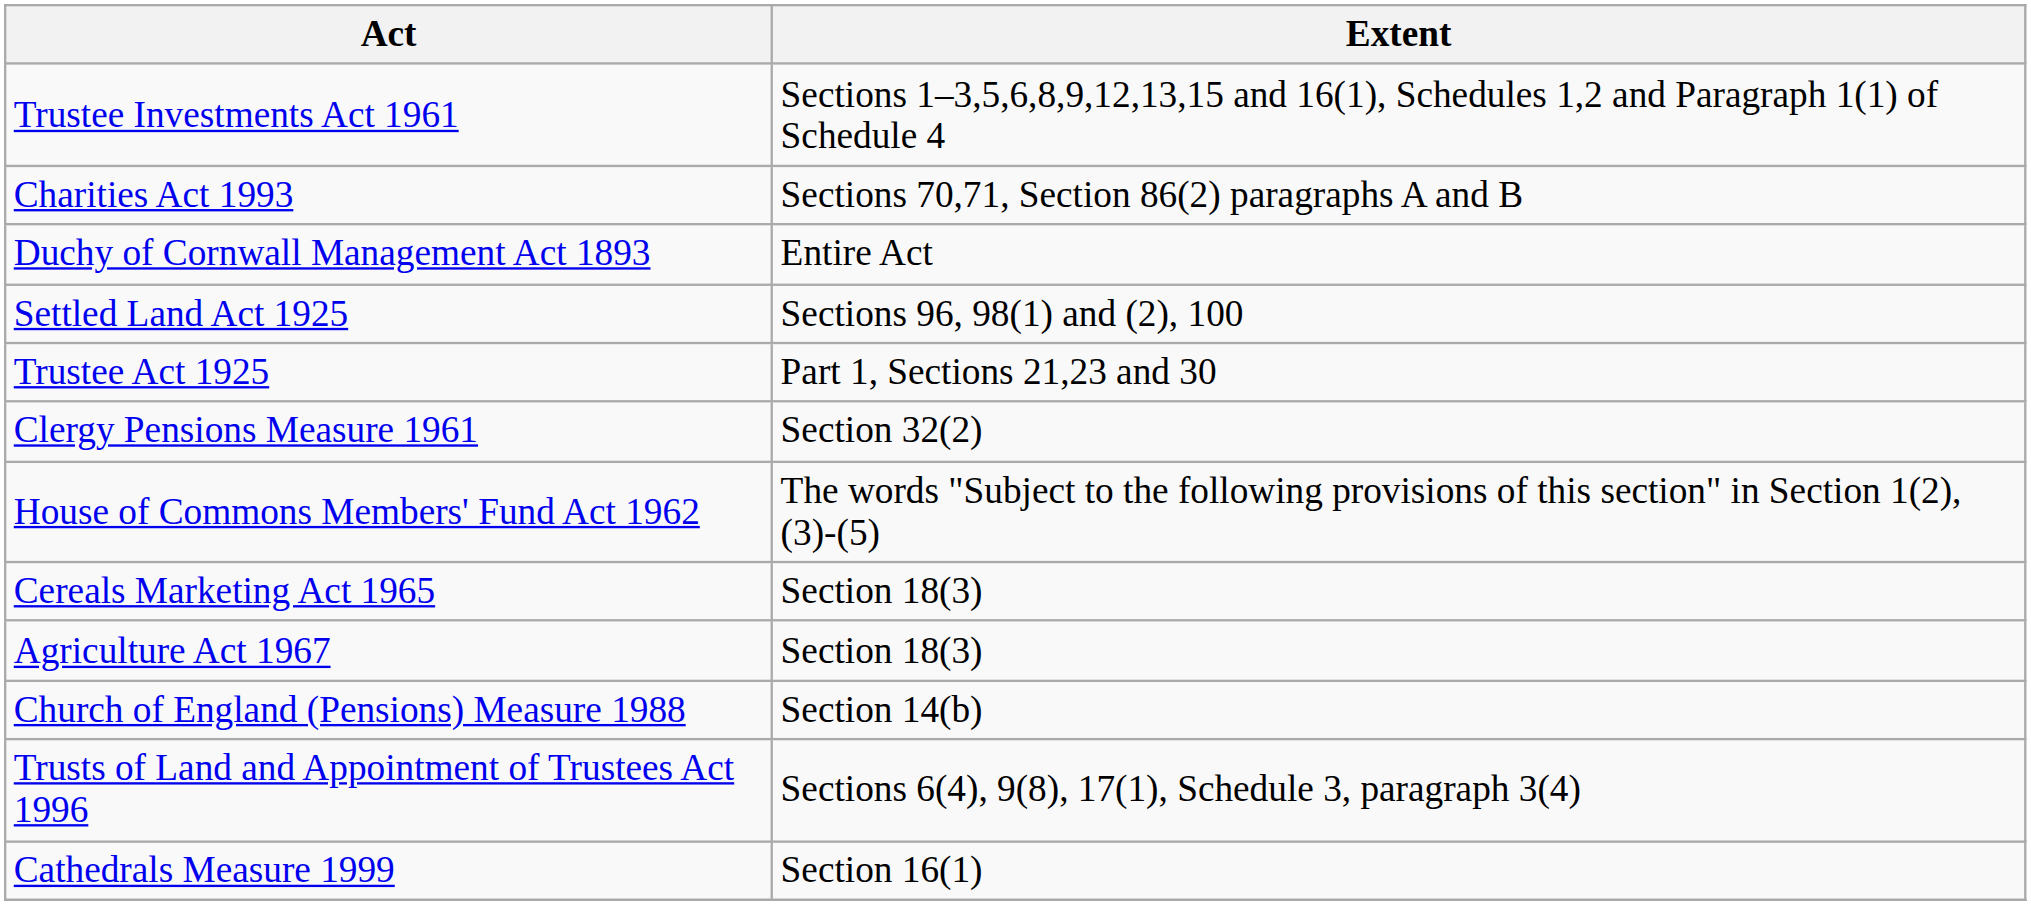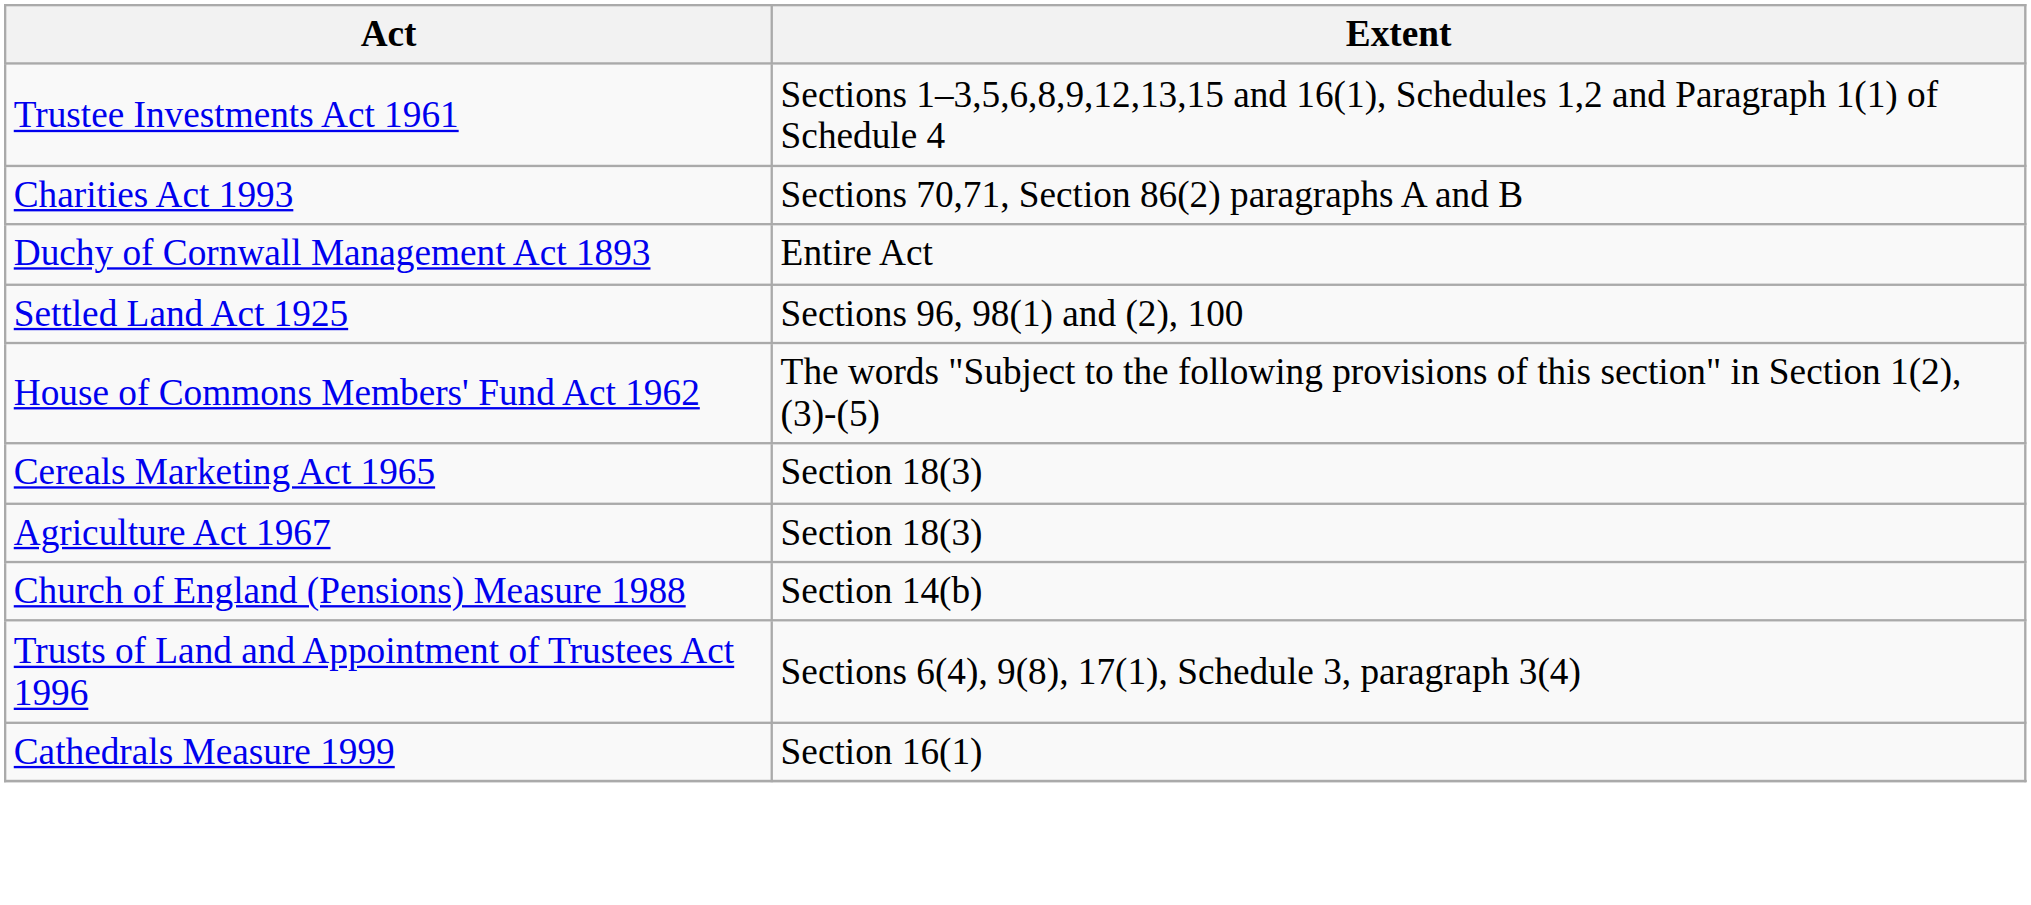- row: (141, 371)
- row: (246, 430)
